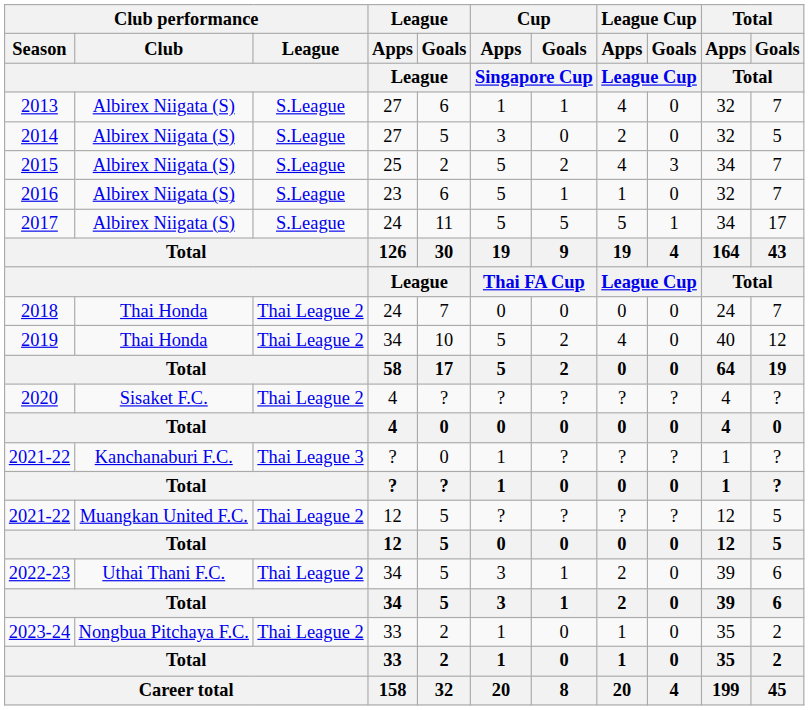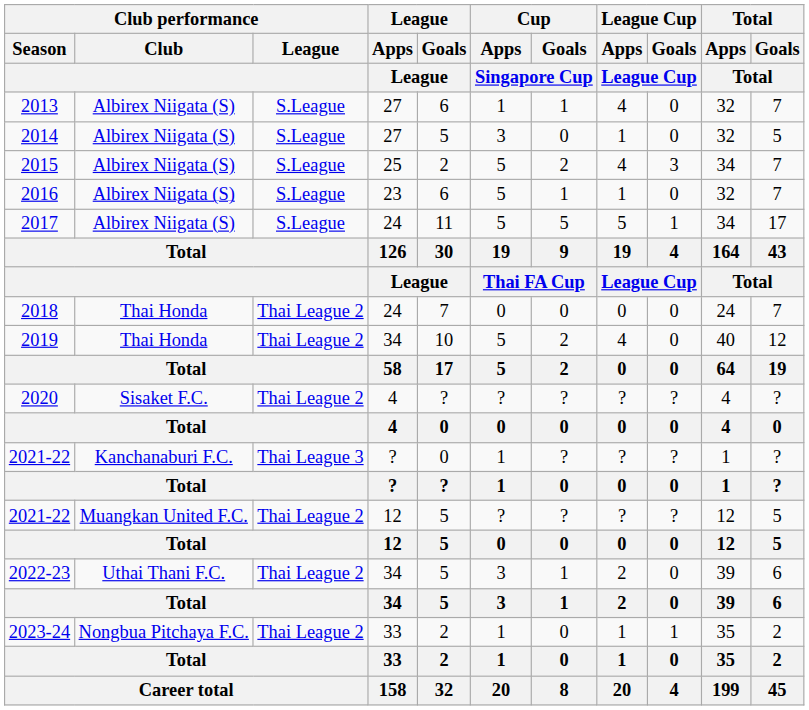(622, 135) 2 -> (622, 135) 1
(674, 631) 0 -> (674, 631) 1
